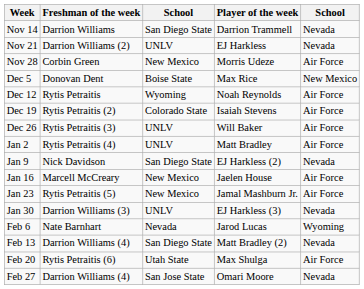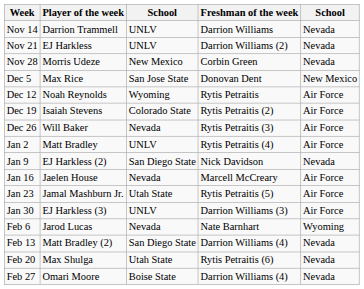columns swapped: (258, 12) <-> (91, 12)
(178, 29) San Diego State -> (143, 29) UNLV
(323, 62) Air Force -> (319, 62) Nevada
(169, 78) Boise State -> (159, 78) San Jose State
(159, 128) UNLV -> (145, 128) Nevada
(172, 177) New Mexico -> (145, 177) Nevada
(172, 194) New Mexico -> (151, 194) Utah State
(319, 210) Nevada -> (323, 210) Air Force
(323, 260) Air Force -> (319, 260) Nevada
(175, 276) San Jose State -> (152, 276) Boise State
